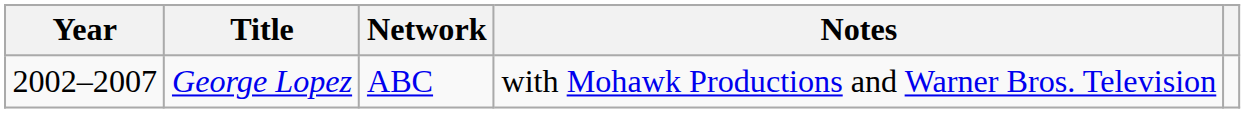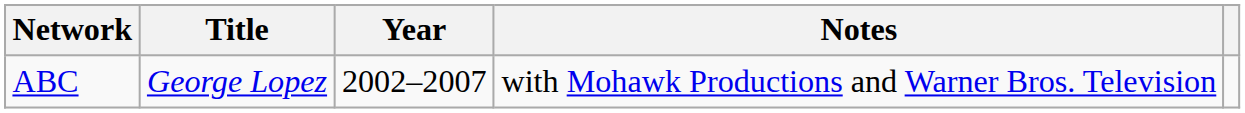columns swapped: (85, 30) <-> (427, 30)
